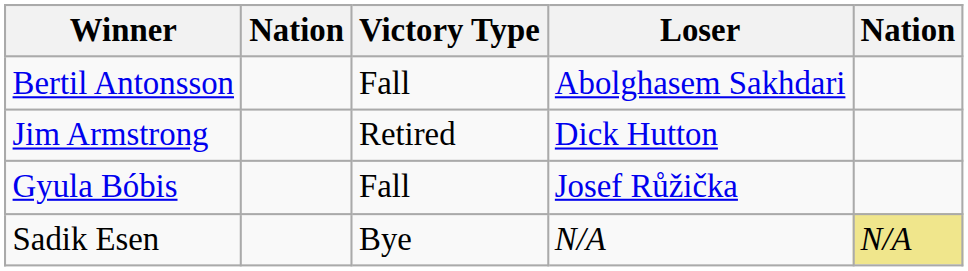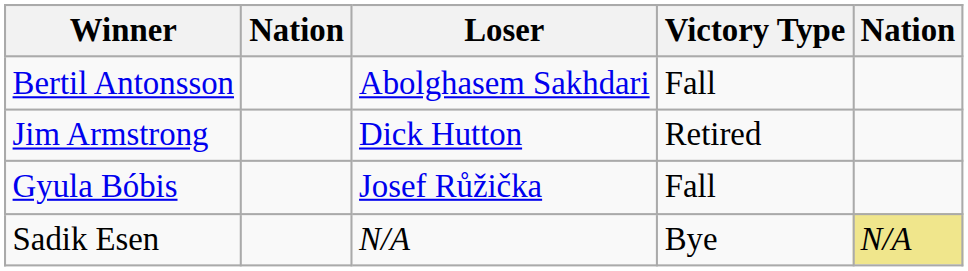columns swapped: (449, 30) <-> (700, 30)
